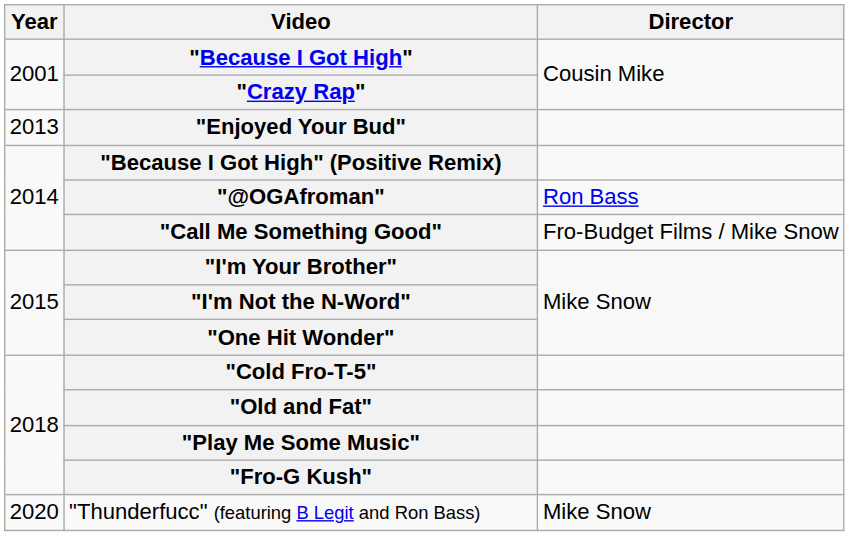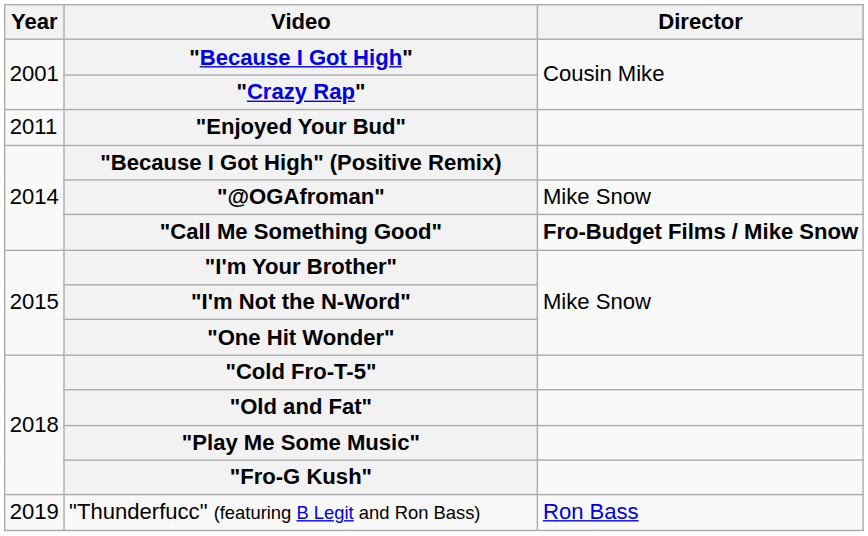(34, 127) 2013 -> (34, 127) 2011
(591, 197) Ron Bass -> (597, 197) Mike Snow
(691, 232) normal -> (701, 232) bold
(34, 512) 2020 -> (34, 512) 2019
(597, 512) Mike Snow -> (591, 512) Ron Bass
